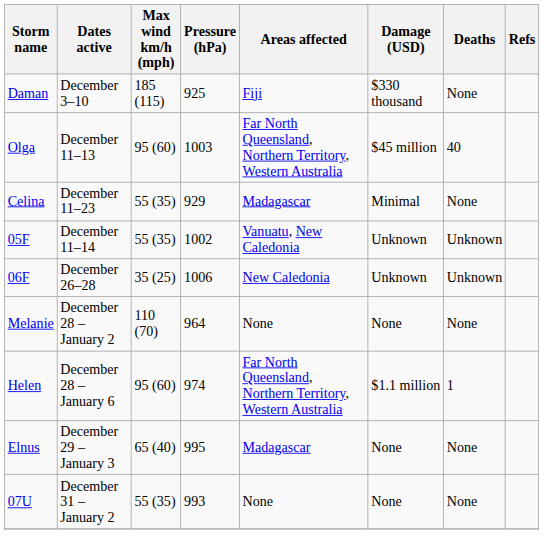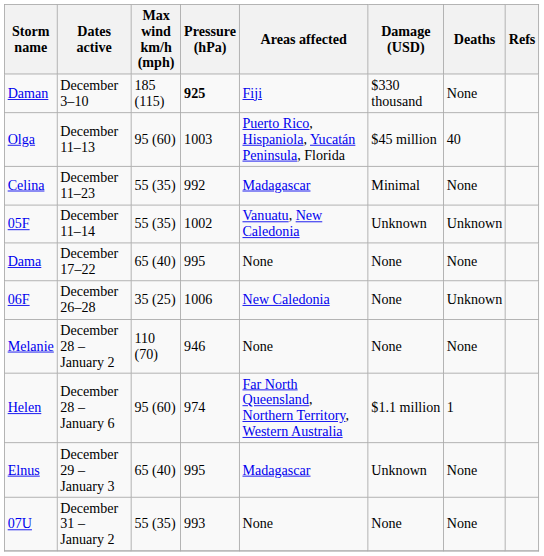(195, 93) normal -> (195, 93) bold
(296, 147) Far North Queensland, Northern Territory, Western Australia -> (299, 139) Puerto Rico, Hispaniola, Yucatán Peninsula, Florida
(195, 201) 929 -> (195, 185) 992
+ row: (24, 261)
(399, 277) Unknown -> (387, 300) None
(195, 323) 964 -> (195, 346) 946
(387, 447) None -> (399, 470) Unknown
